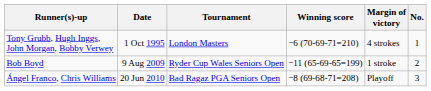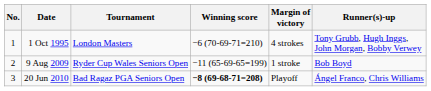columns swapped: (417, 17) <-> (61, 17)
(323, 78) normal -> (227, 78) bold
